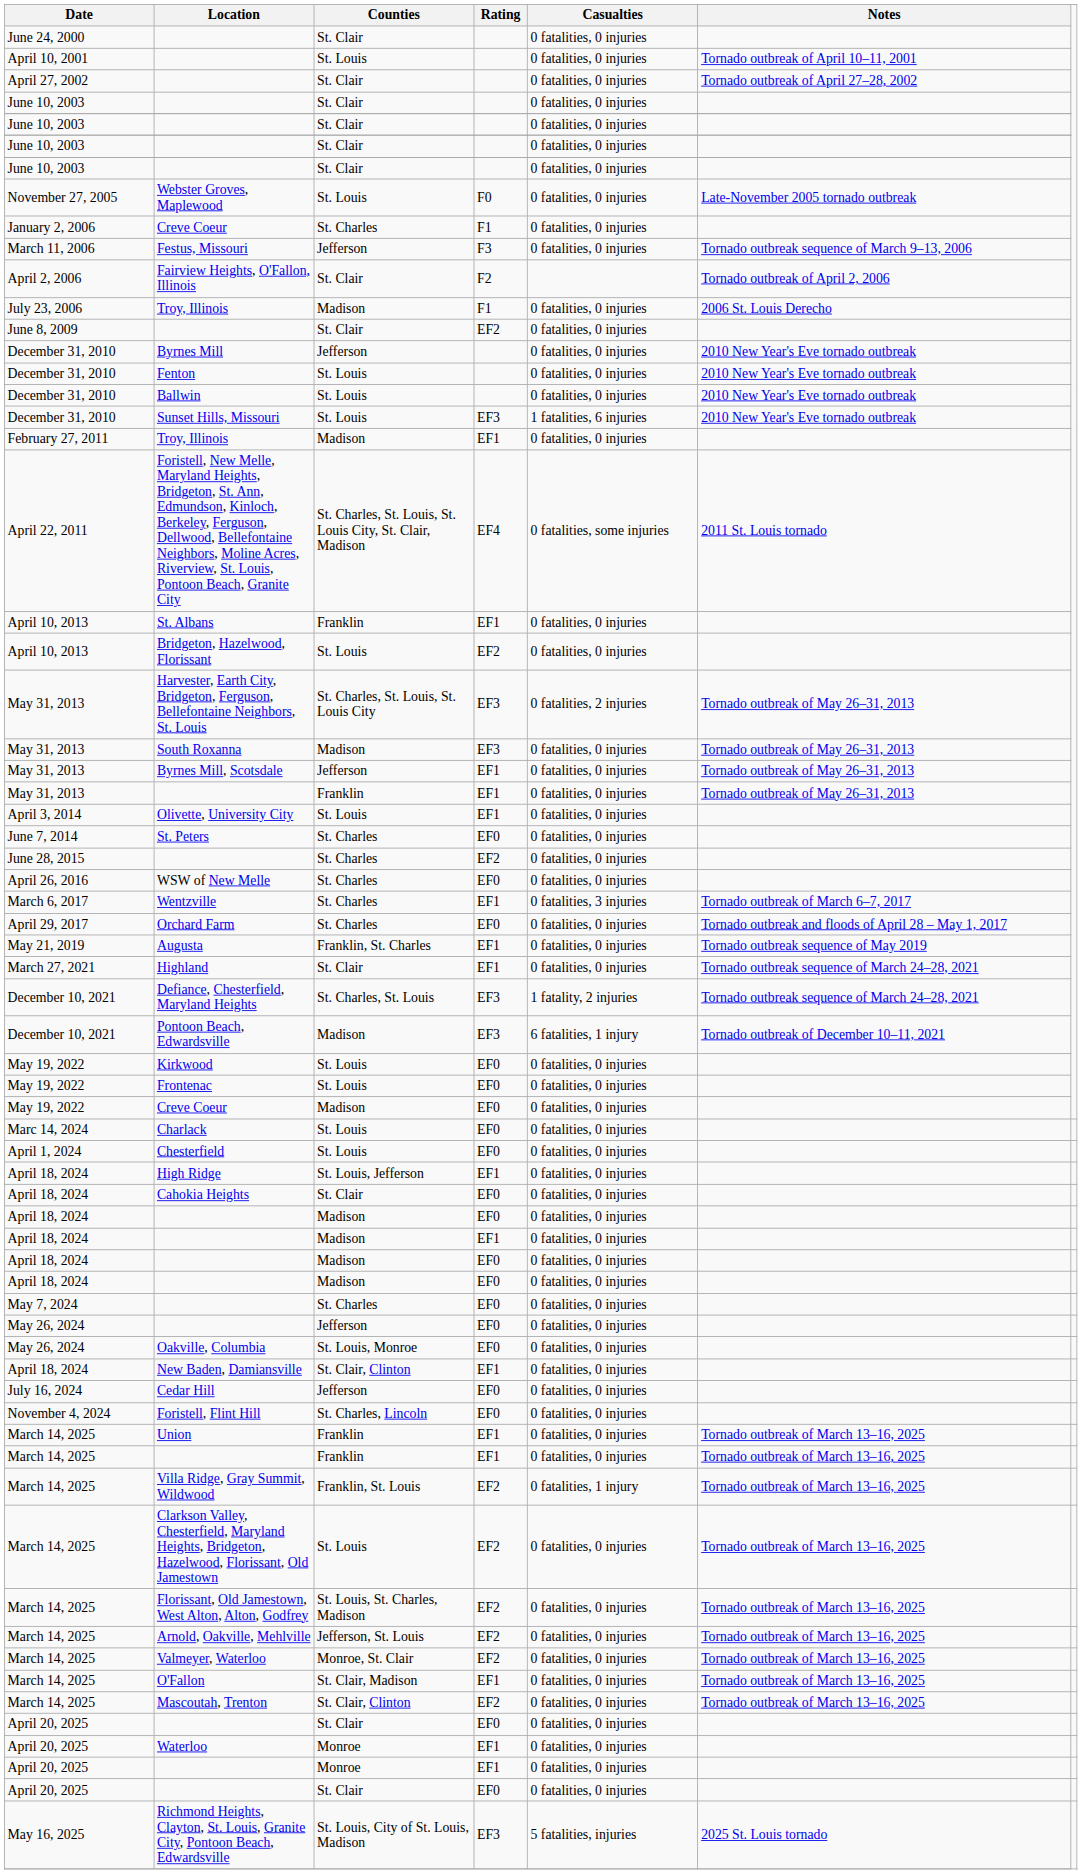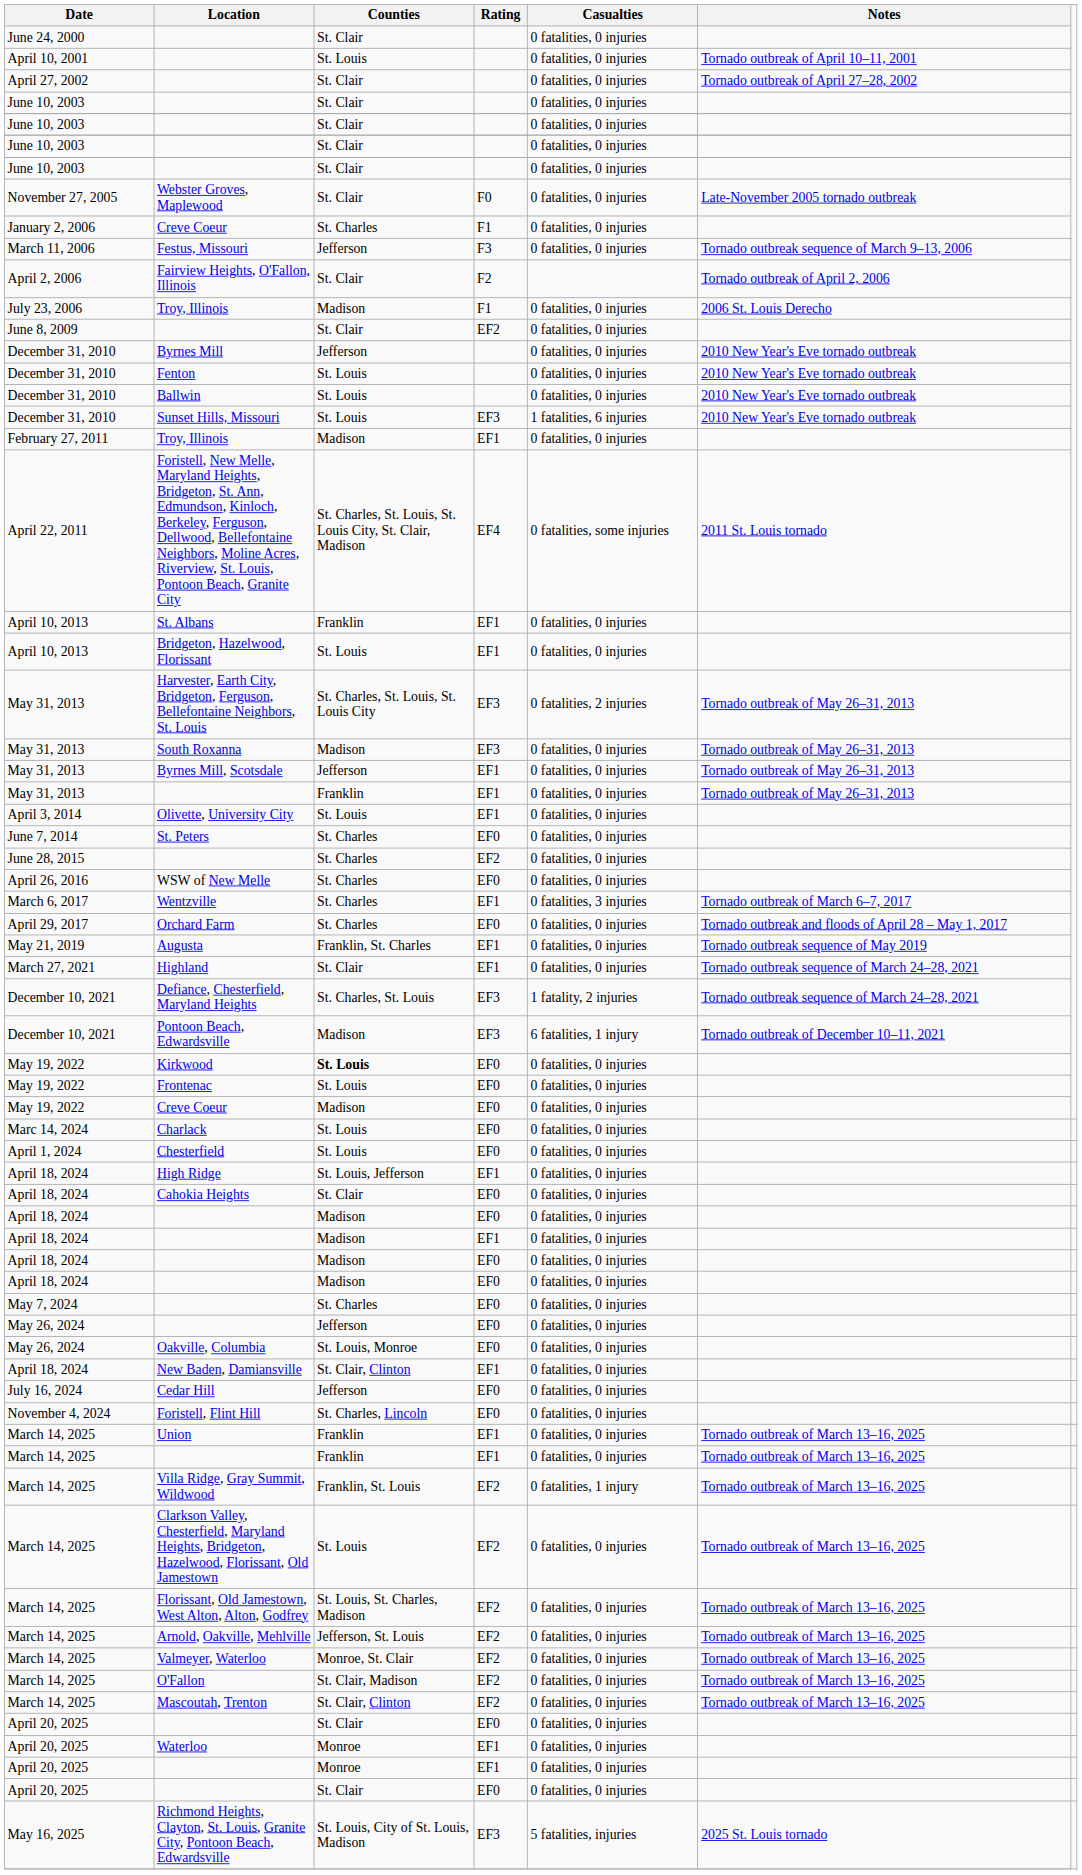(342, 197) St. Louis -> (340, 197) St. Clair
(488, 651) EF2 -> (488, 651) EF1
(342, 1064) normal -> (343, 1064) bold
(488, 1680) EF1 -> (488, 1680) EF2
